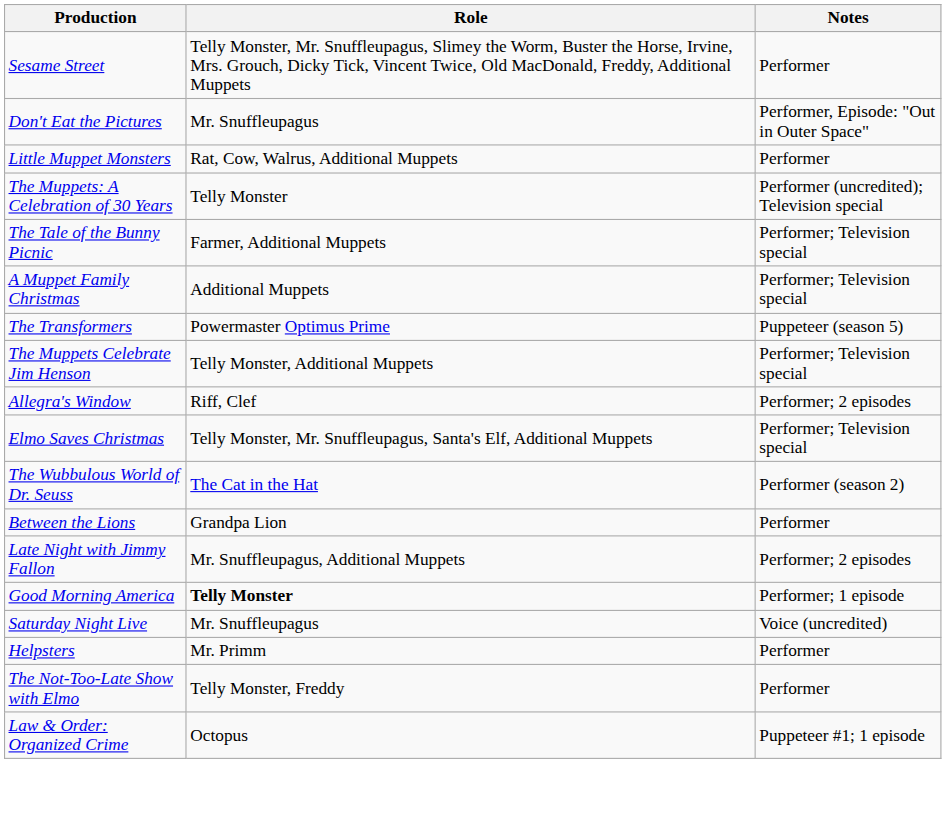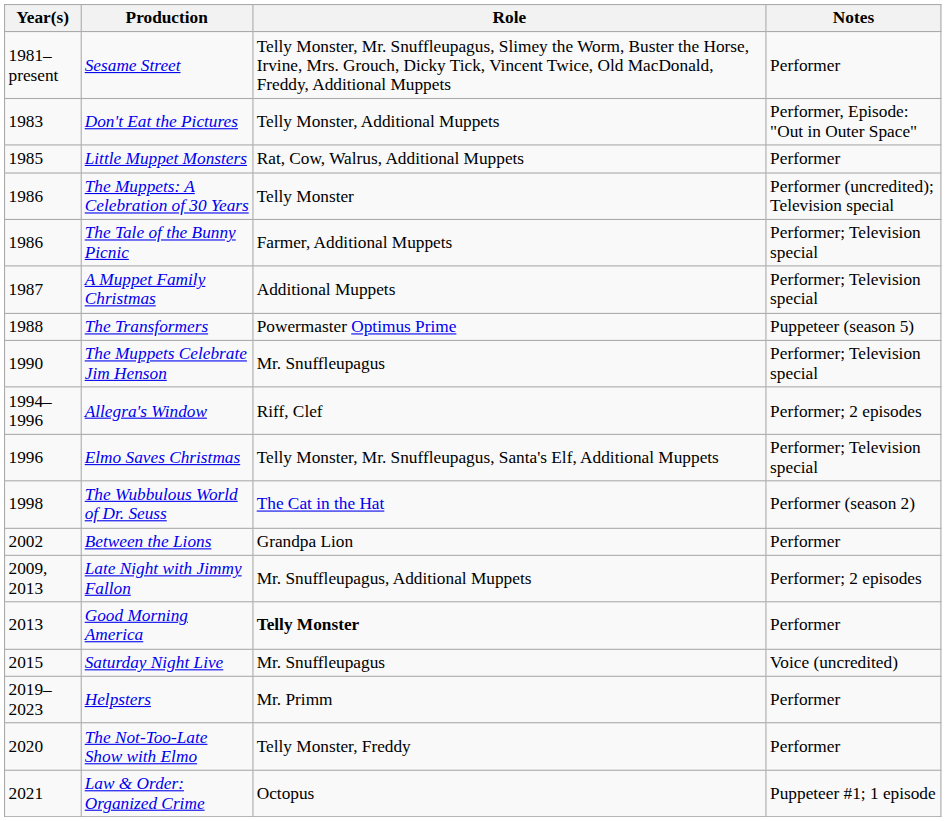+ column: (43, 18)
(254, 121) Mr. Snuffleupagus -> (378, 121) Telly Monster, Additional Muppets
(312, 363) Telly Monster, Additional Muppets -> (321, 363) Mr. Snuffleupagus
(832, 596) Performer; 1 episode -> (805, 625) Performer
